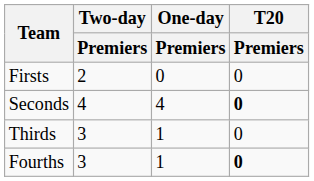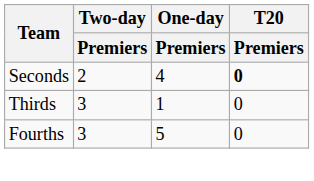- row: (29, 76)
(82, 104) 4 -> (82, 76) 2
(160, 162) 1 -> (160, 133) 5
(238, 162) bold -> (238, 133) normal
